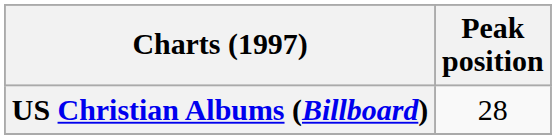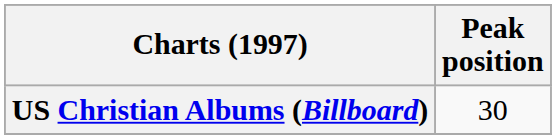(493, 109) 28 -> (493, 109) 30
